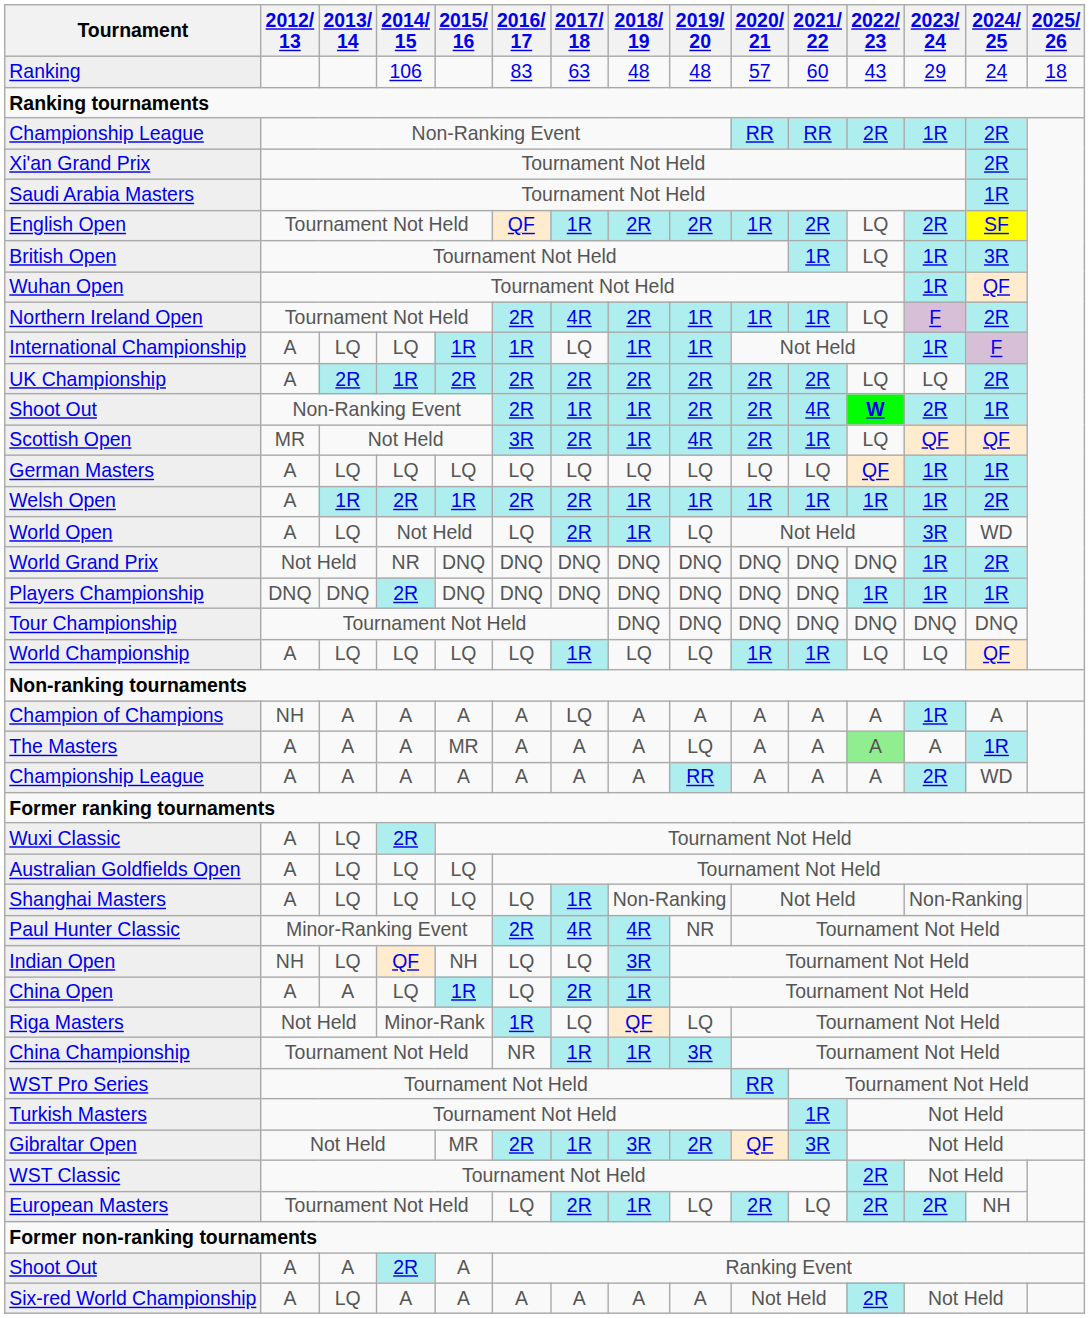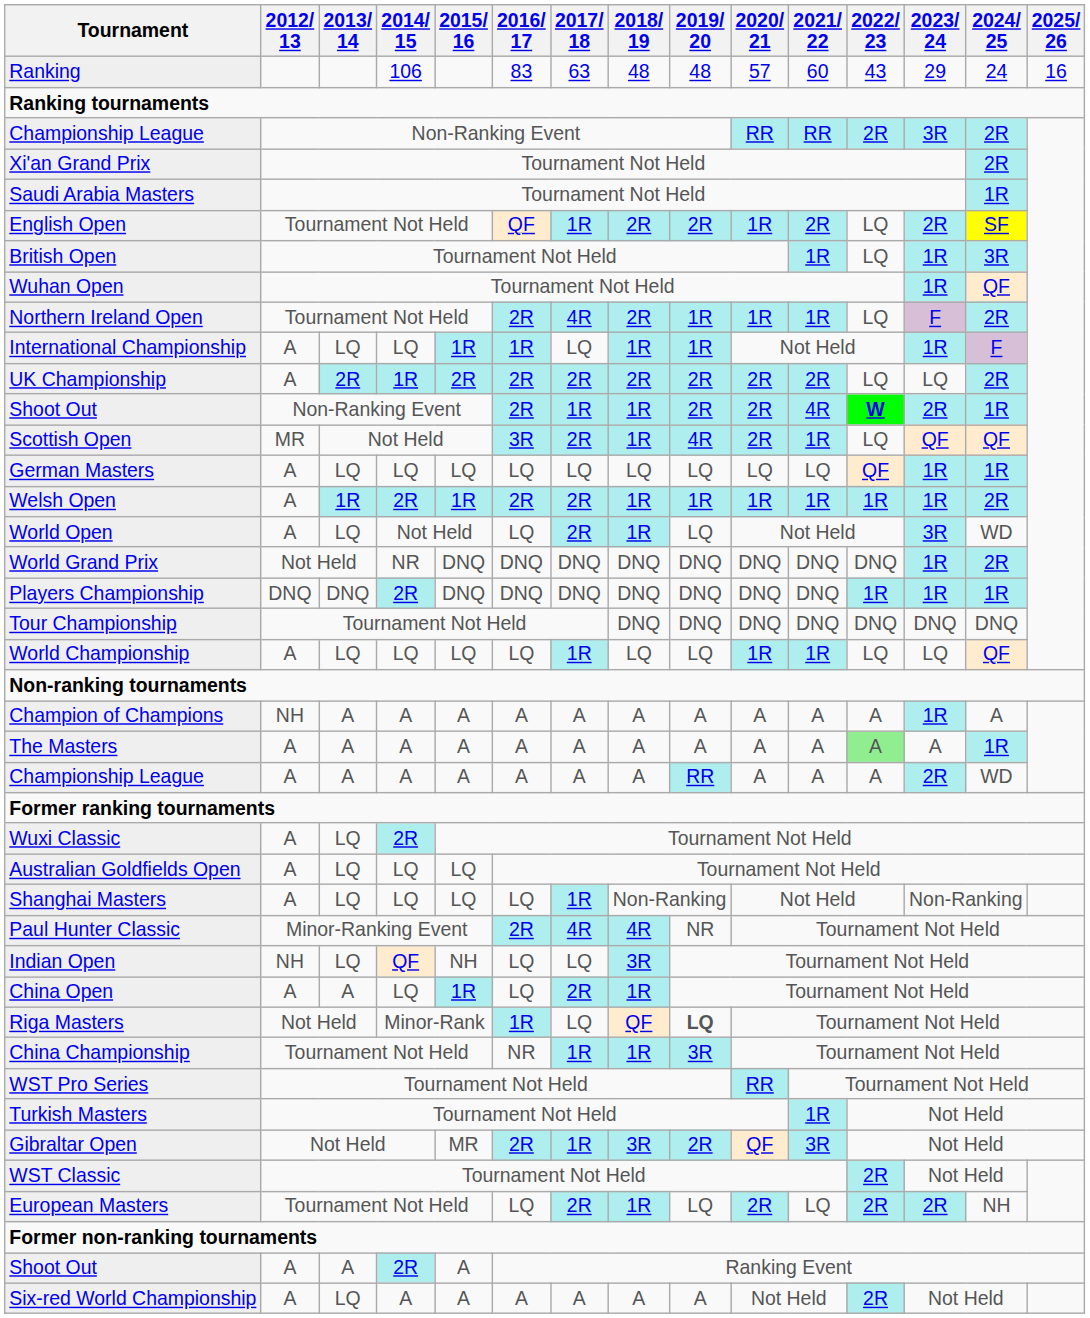(1056, 72) 18 -> (1056, 72) 16
(935, 133) 1R -> (935, 133) 3R
(579, 716) LQ -> (579, 716) A
(464, 746) MR -> (464, 746) A
(700, 746) LQ -> (700, 746) A
(700, 1022) normal -> (700, 1022) bold
